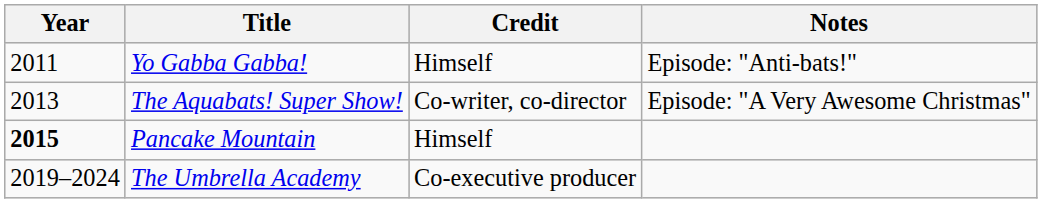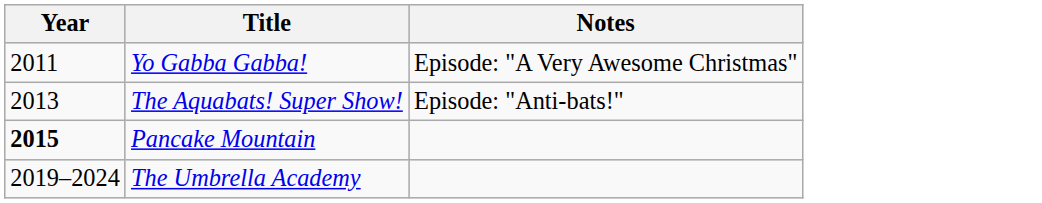- column: (525, 23)
(752, 62) Episode: "Anti-bats!" -> (606, 62) Episode: "A Very Awesome Christmas"
(839, 100) Episode: "A Very Awesome Christmas" -> (519, 100) Episode: "Anti-bats!"
